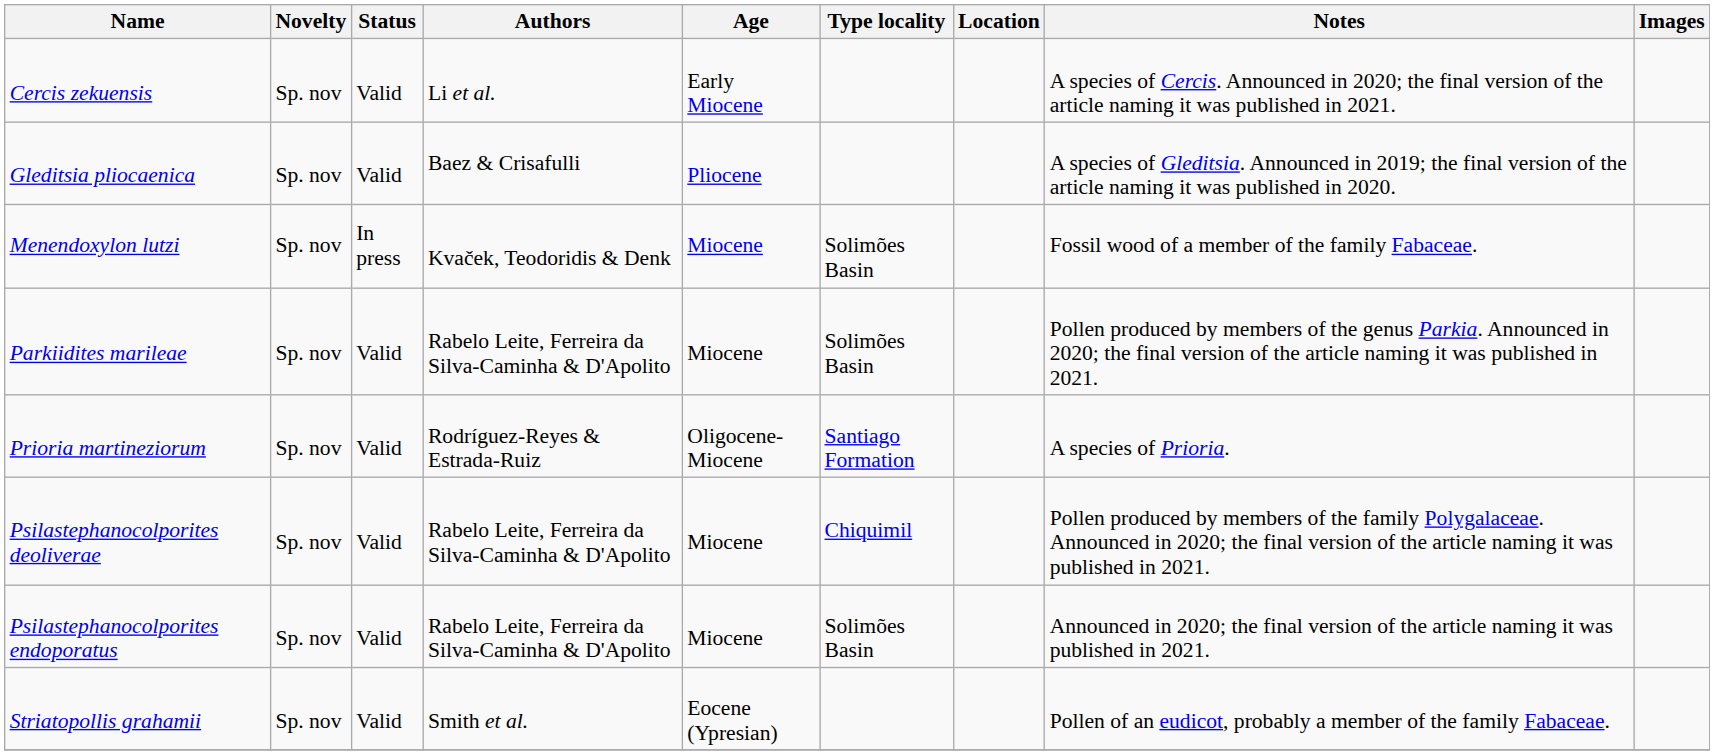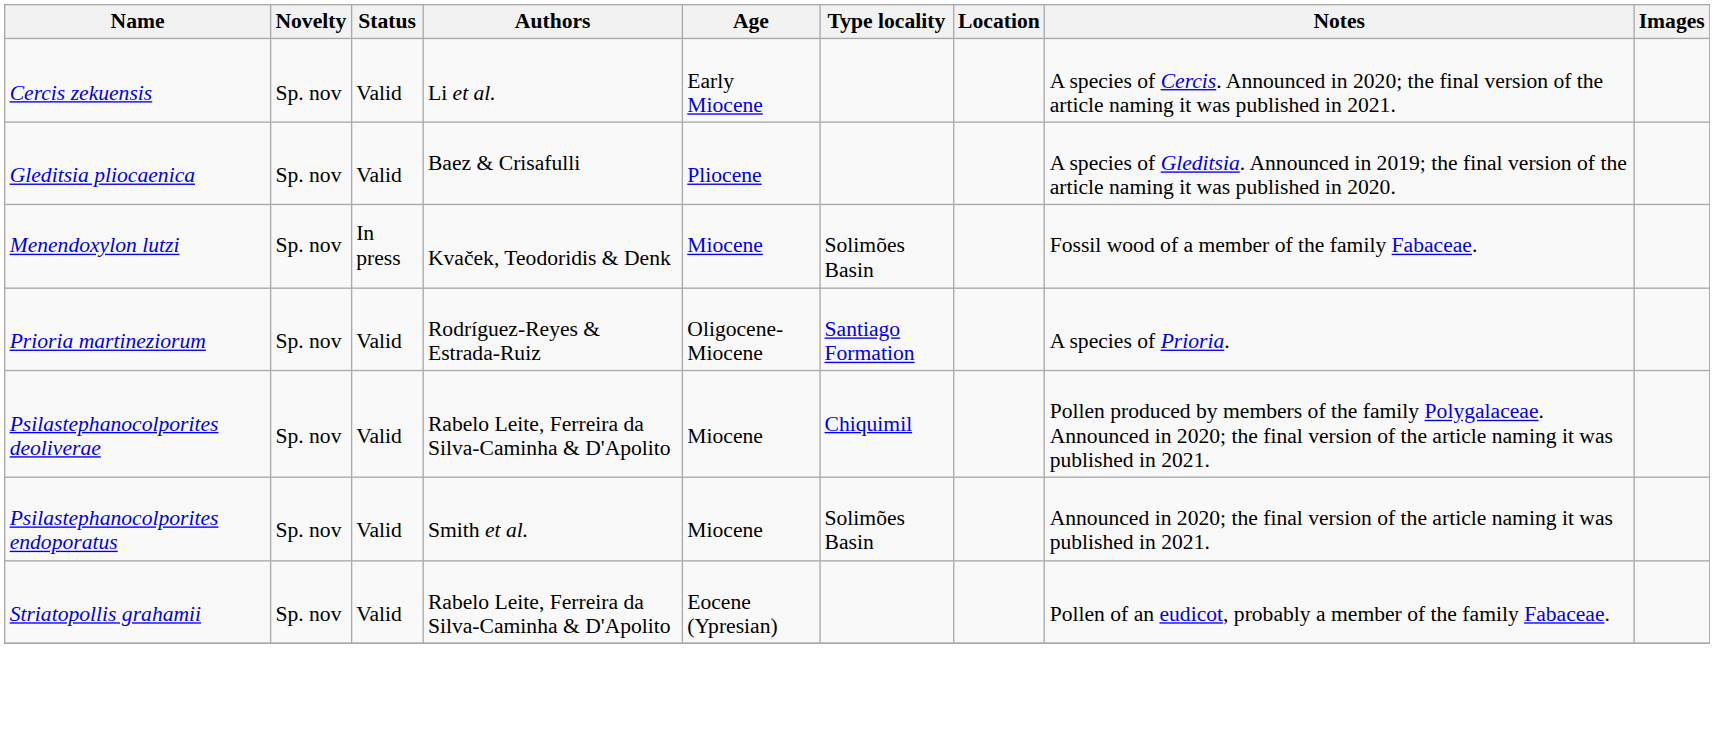- row: (98, 353)
(549, 638) Rabelo Leite, Ferreira da Silva-Caminha & D'Apolito -> (478, 530) Smith et al.
(478, 720) Smith et al. -> (549, 613) Rabelo Leite, Ferreira da Silva-Caminha & D'Apolito
